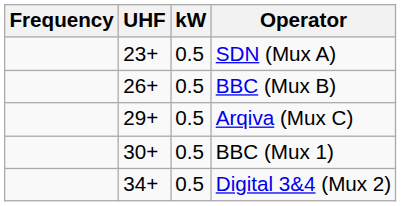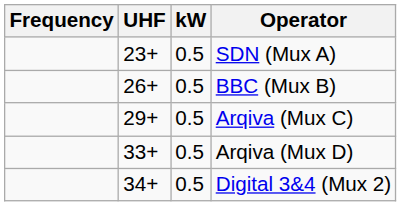- row: (275, 151)
+ row: (285, 151)
